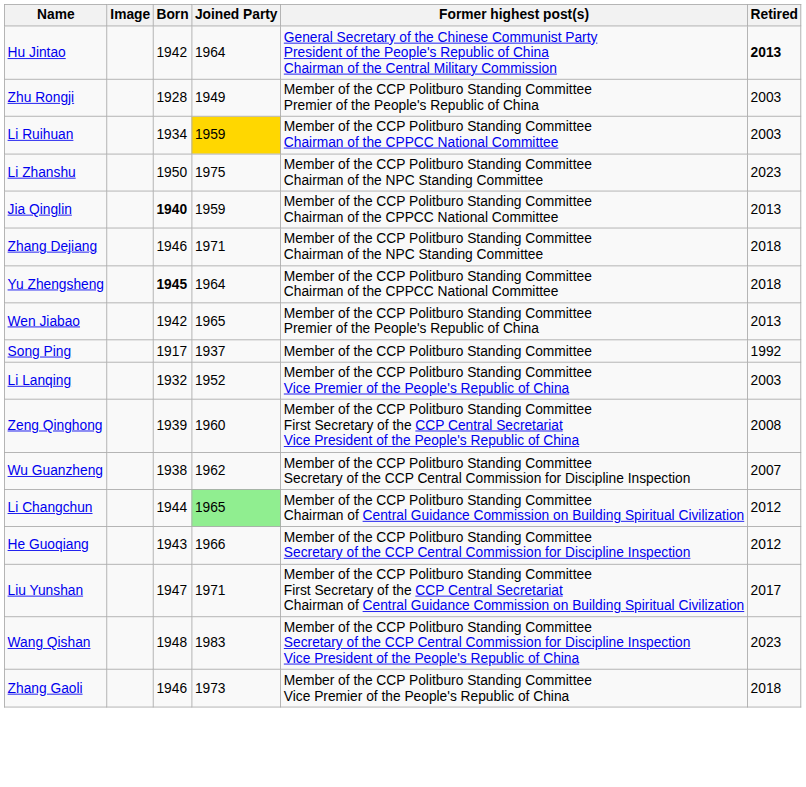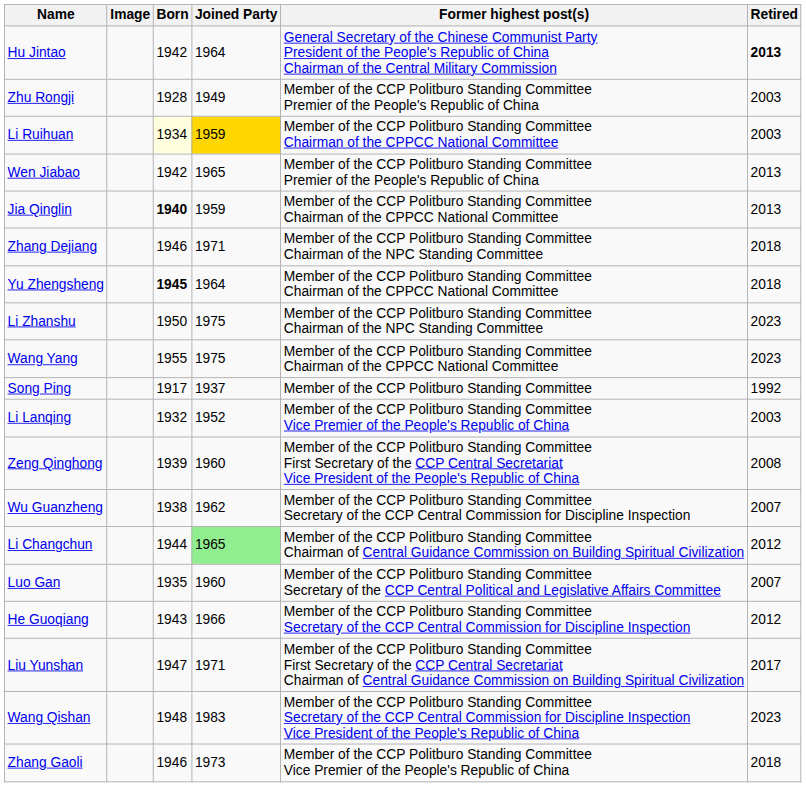(172, 135) no background -> (172, 135) lightyellow background
rows swapped: (44, 321) <-> (42, 172)
+ row: (43, 358)
+ row: (34, 582)
